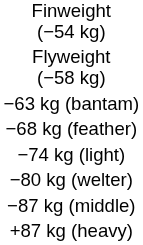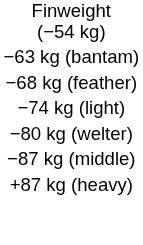- row: (71, 67)
